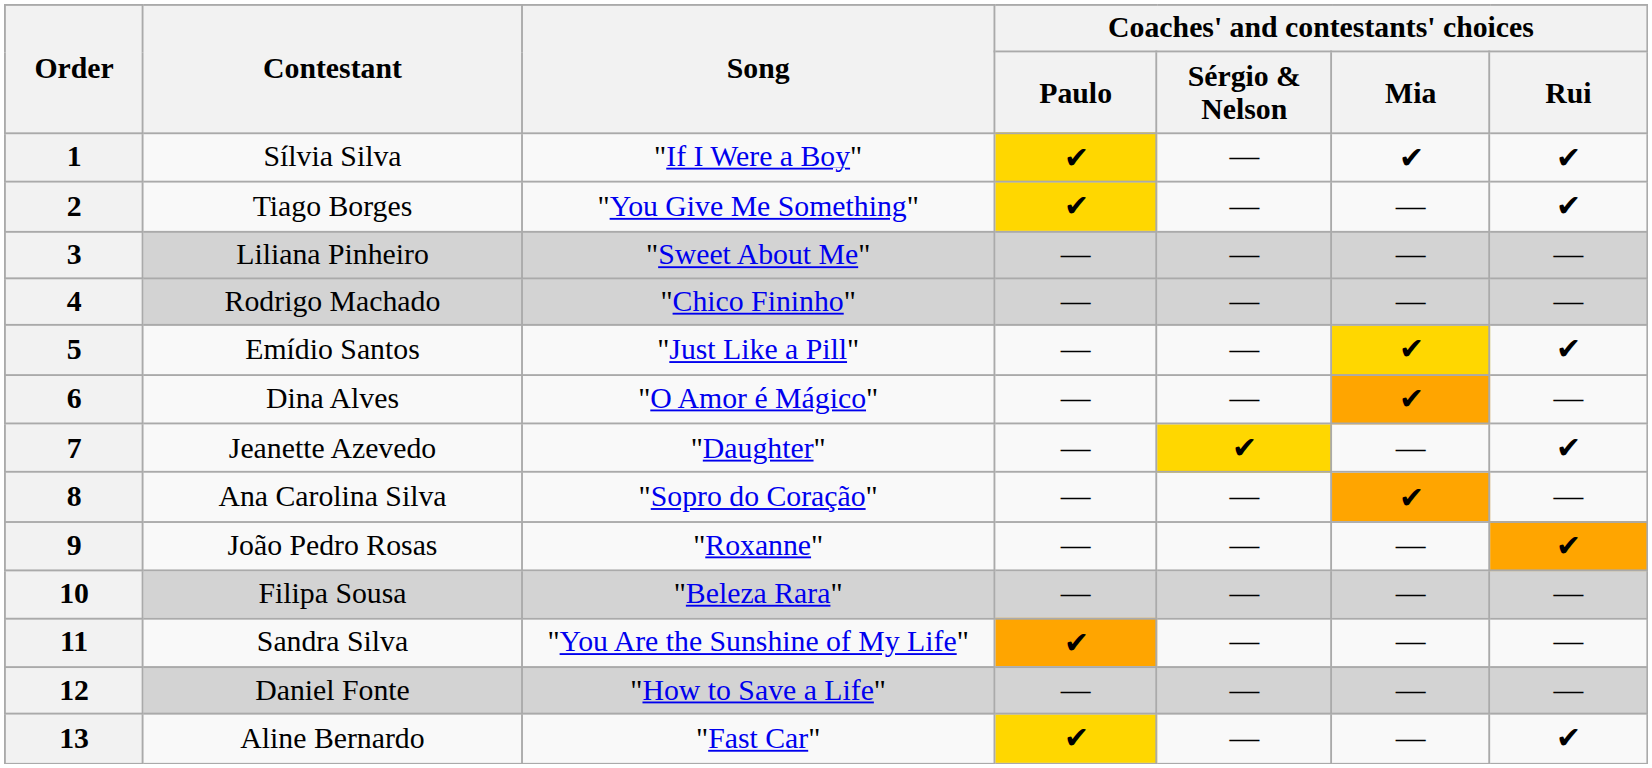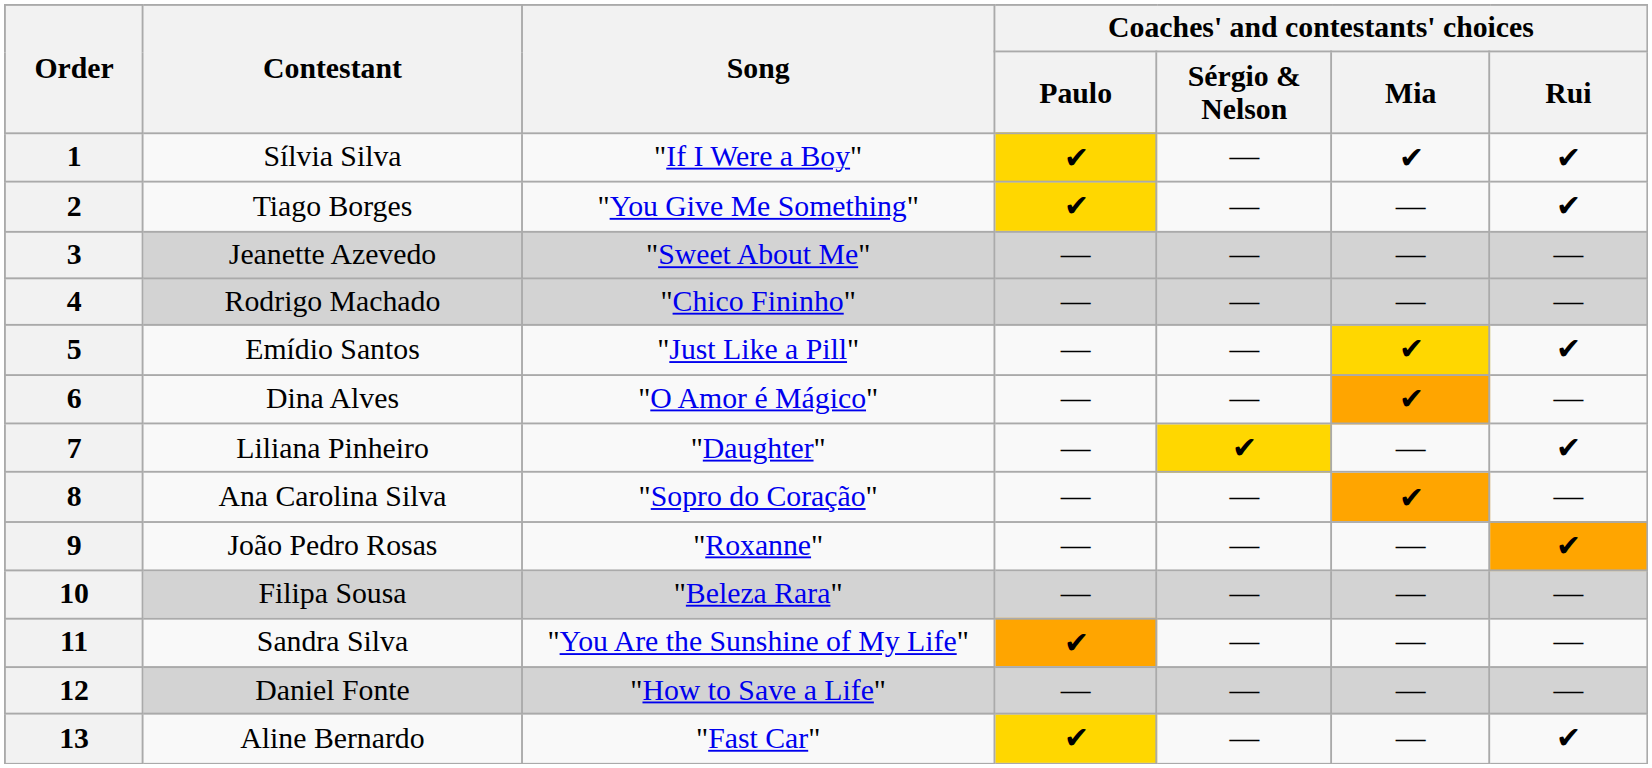(332, 254) Liliana Pinheiro -> (332, 254) Jeanette Azevedo
(332, 447) Jeanette Azevedo -> (332, 447) Liliana Pinheiro
